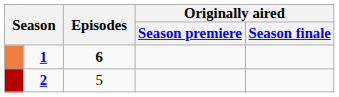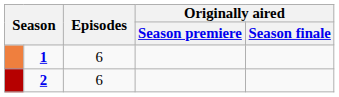(99, 56) bold -> (99, 56) normal
(99, 80) 5 -> (99, 80) 6
